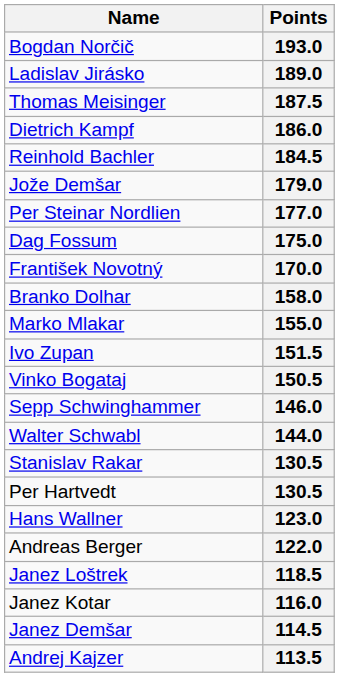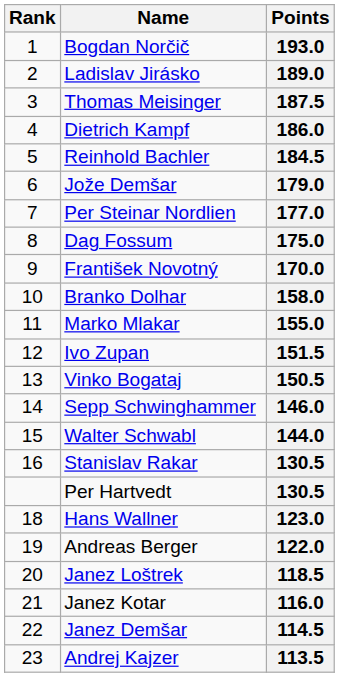+ column: (32, 18)
